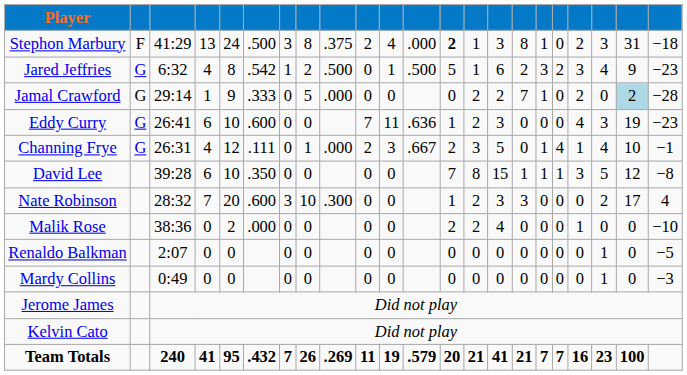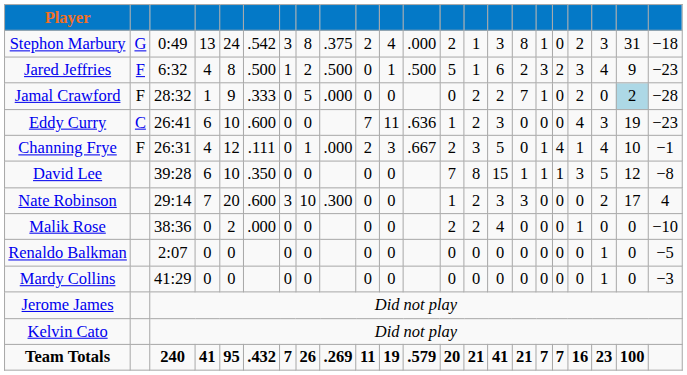(140, 43) F -> (140, 43) G
(173, 43) 41:29 -> (173, 43) 0:49
(262, 43) .500 -> (262, 43) .542
(452, 43) bold -> (452, 43) normal
(140, 69) G -> (140, 69) F
(262, 69) .542 -> (262, 69) .500
(140, 95) G -> (140, 95) F
(173, 95) 29:14 -> (173, 95) 28:32
(140, 122) G -> (140, 122) C
(140, 148) G -> (140, 148) F
(173, 200) 28:32 -> (173, 200) 29:14
(173, 278) 0:49 -> (173, 278) 41:29
